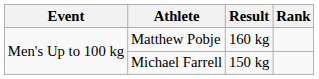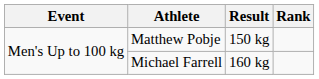(249, 39) 160 kg -> (249, 39) 150 kg
(249, 62) 150 kg -> (249, 62) 160 kg
